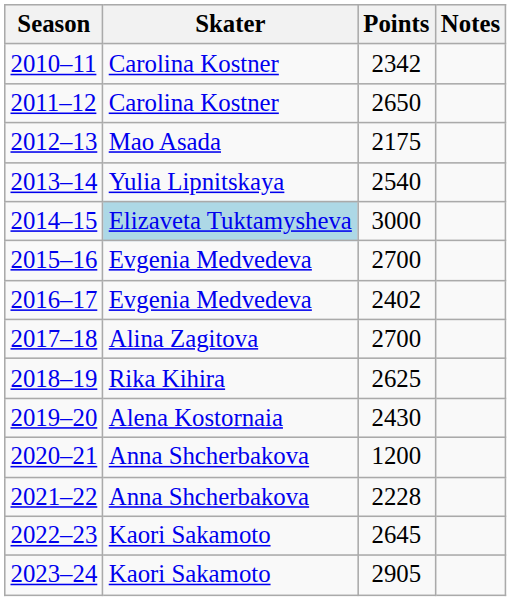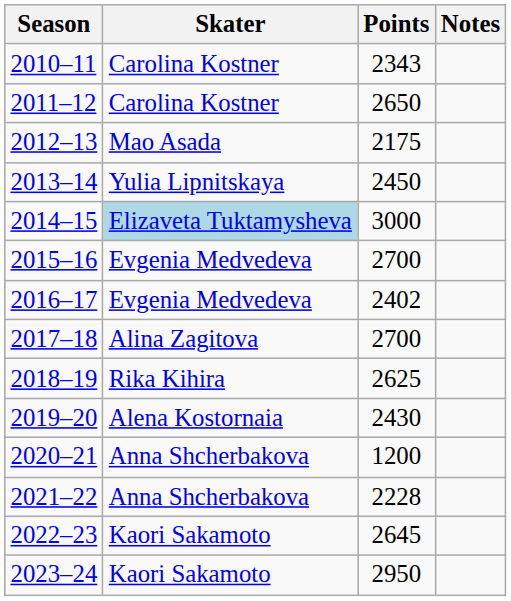(396, 63) 2342 -> (396, 63) 2343
(396, 181) 2540 -> (396, 181) 2450
(396, 574) 2905 -> (396, 574) 2950
